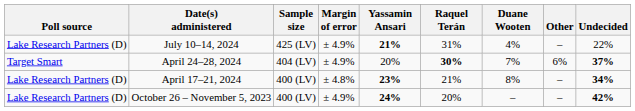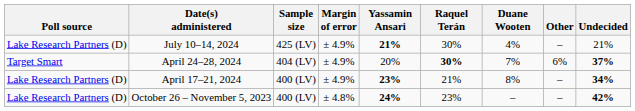(451, 44) 31% -> (451, 44) 30%
(603, 44) 22% -> (603, 44) 21%
(339, 79) ± 4.8% -> (339, 79) ± 4.9%
(339, 97) ± 4.9% -> (339, 97) ± 4.8%
(451, 97) 20% -> (451, 97) 23%
